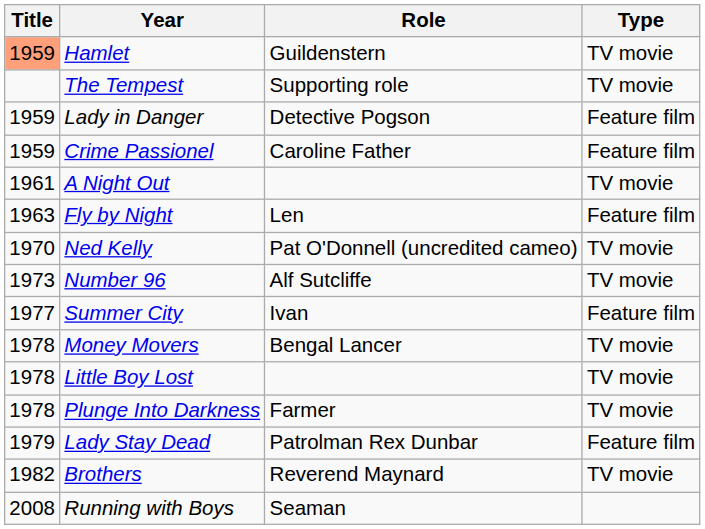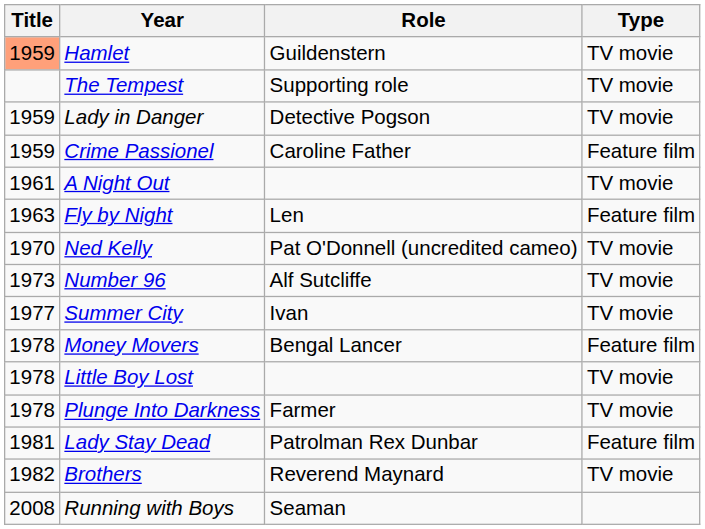(641, 118) Feature film -> (630, 118) TV movie
(641, 313) Feature film -> (630, 313) TV movie
(630, 345) TV movie -> (641, 345) Feature film
(32, 442) 1979 -> (32, 442) 1981
